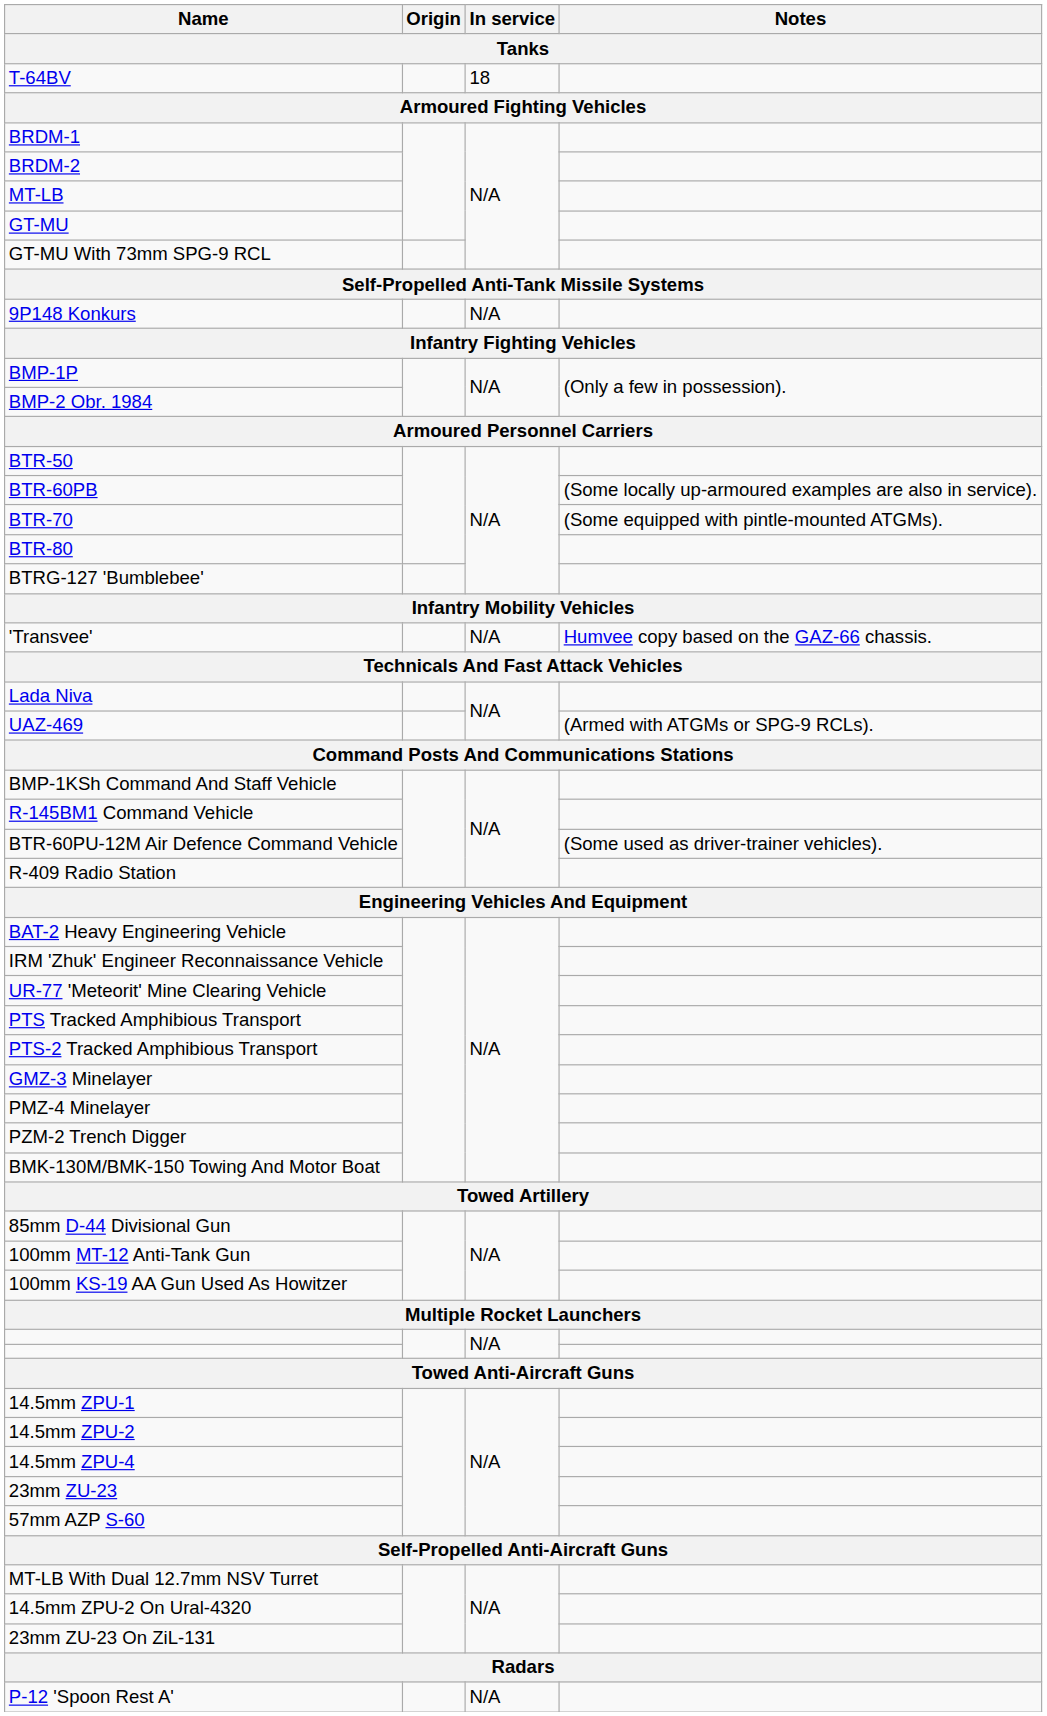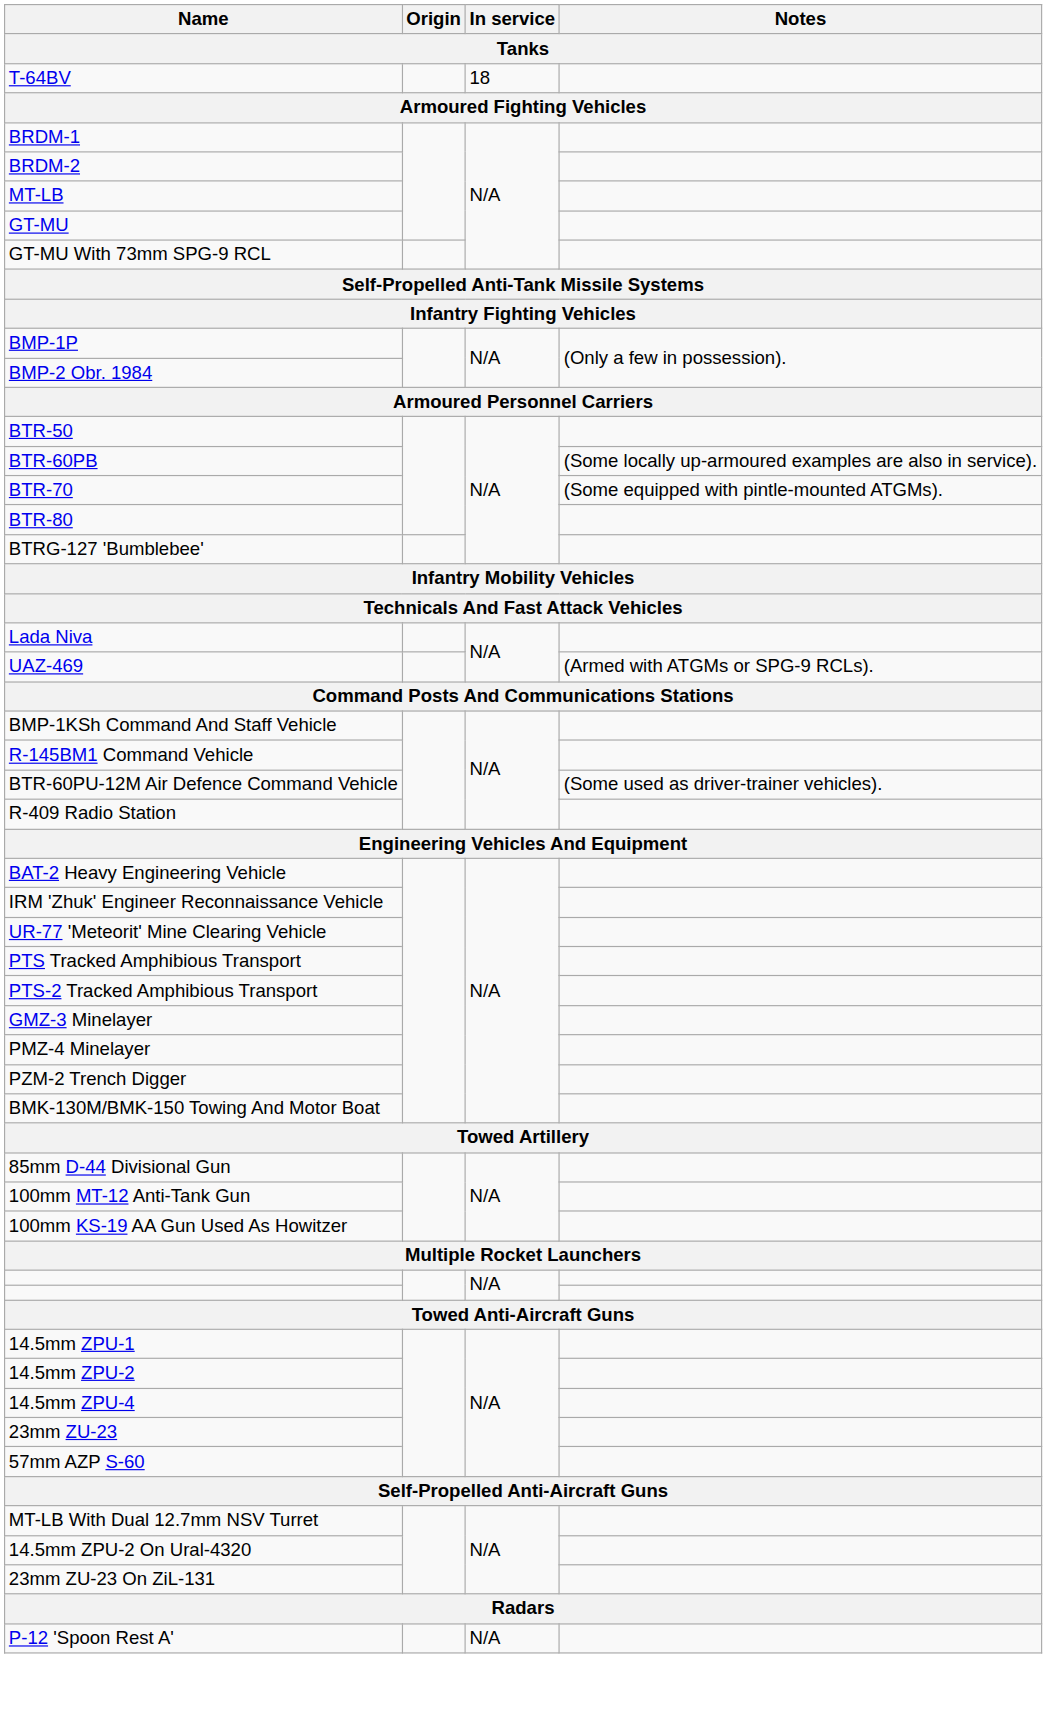- row: (72, 313)
- row: (51, 637)
